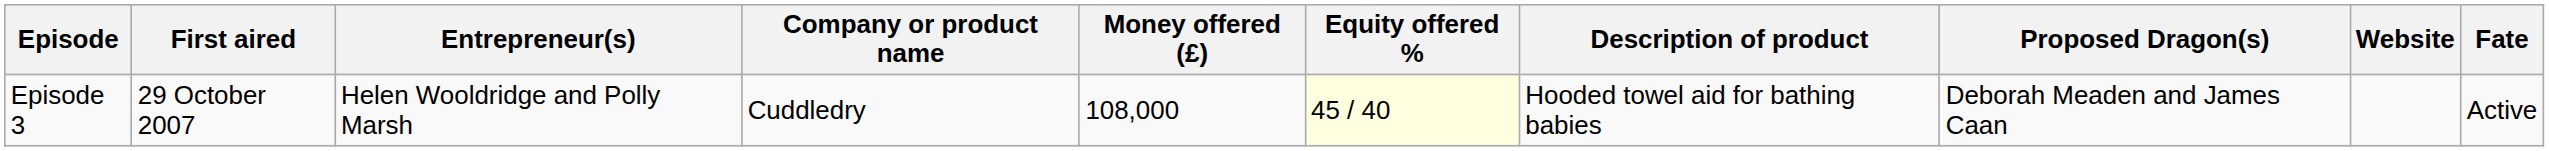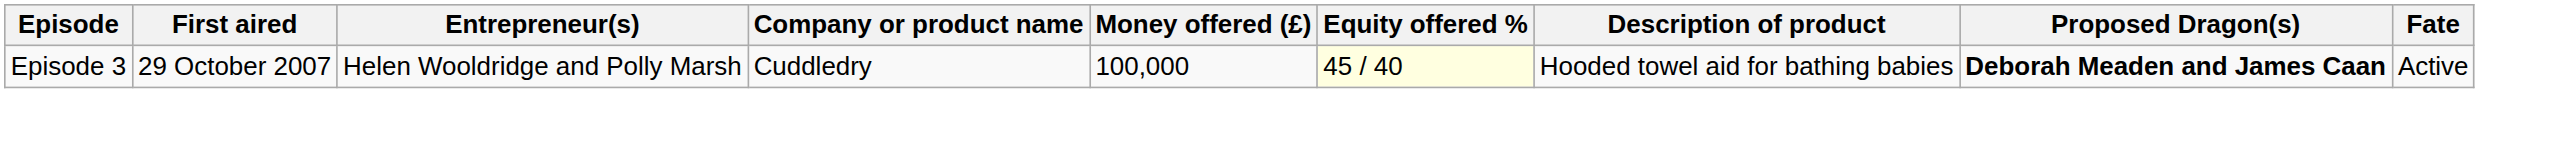- column: (2405, 39)
(1132, 109) 108,000 -> (1142, 66) 100,000
(2113, 109) normal -> (2176, 66) bold
